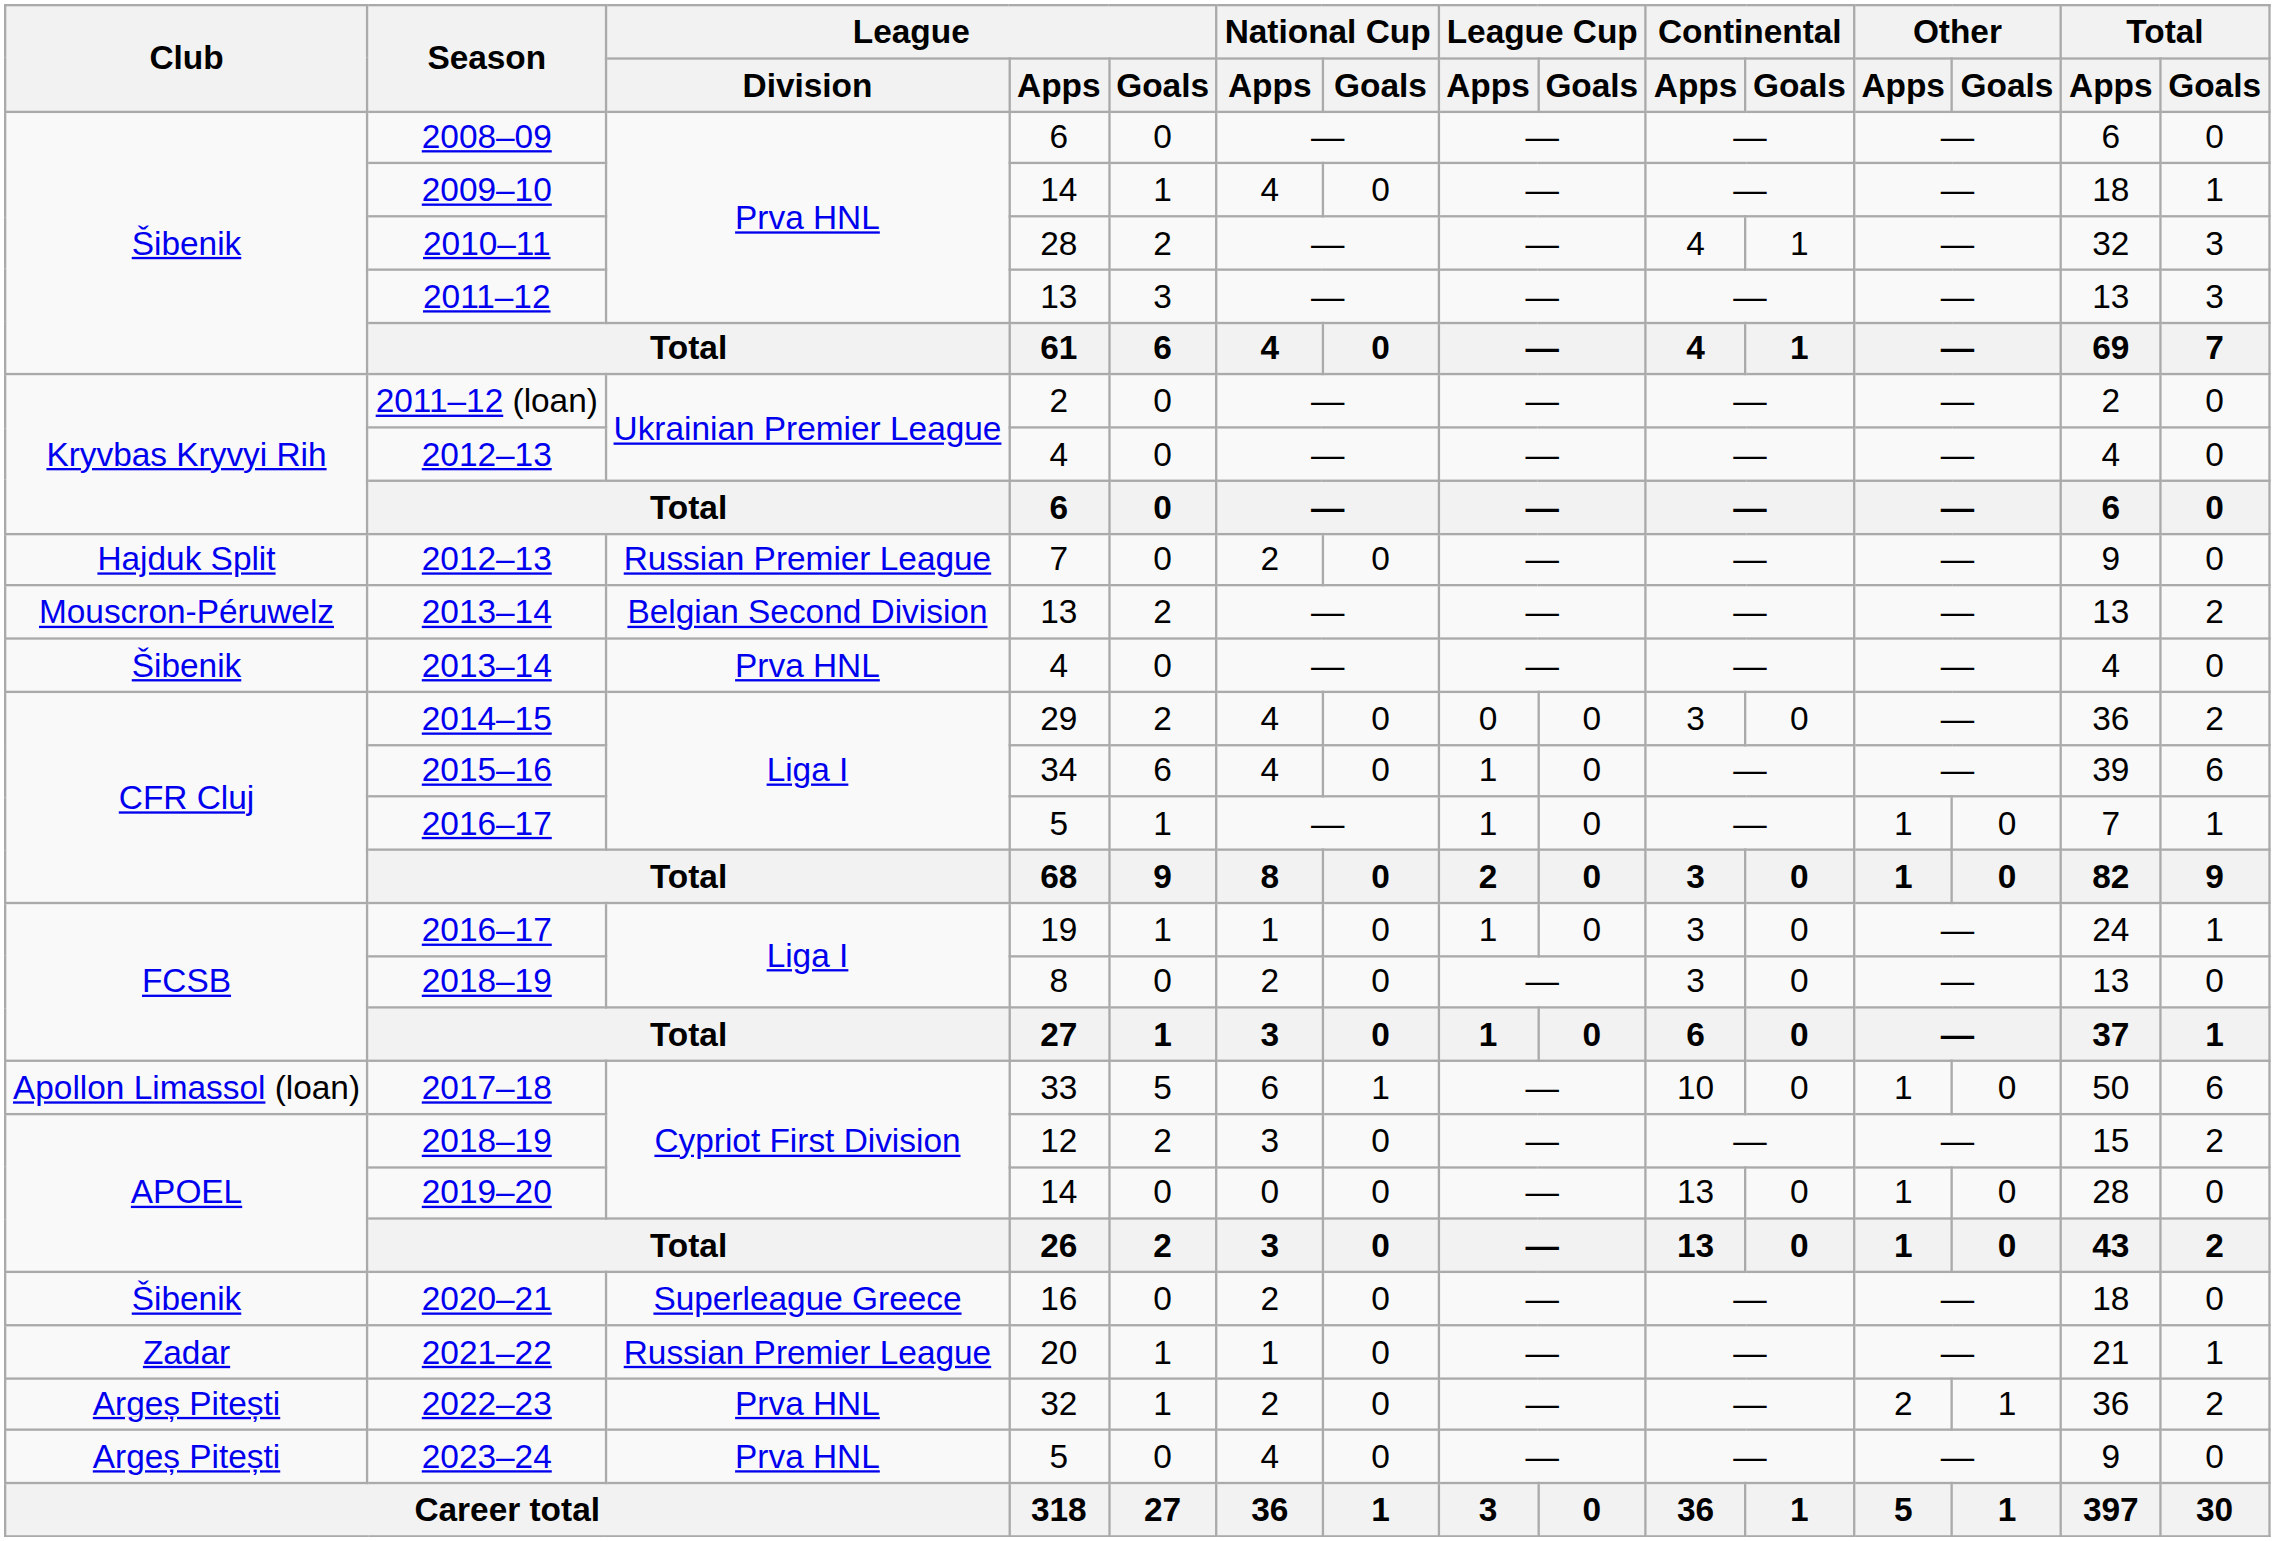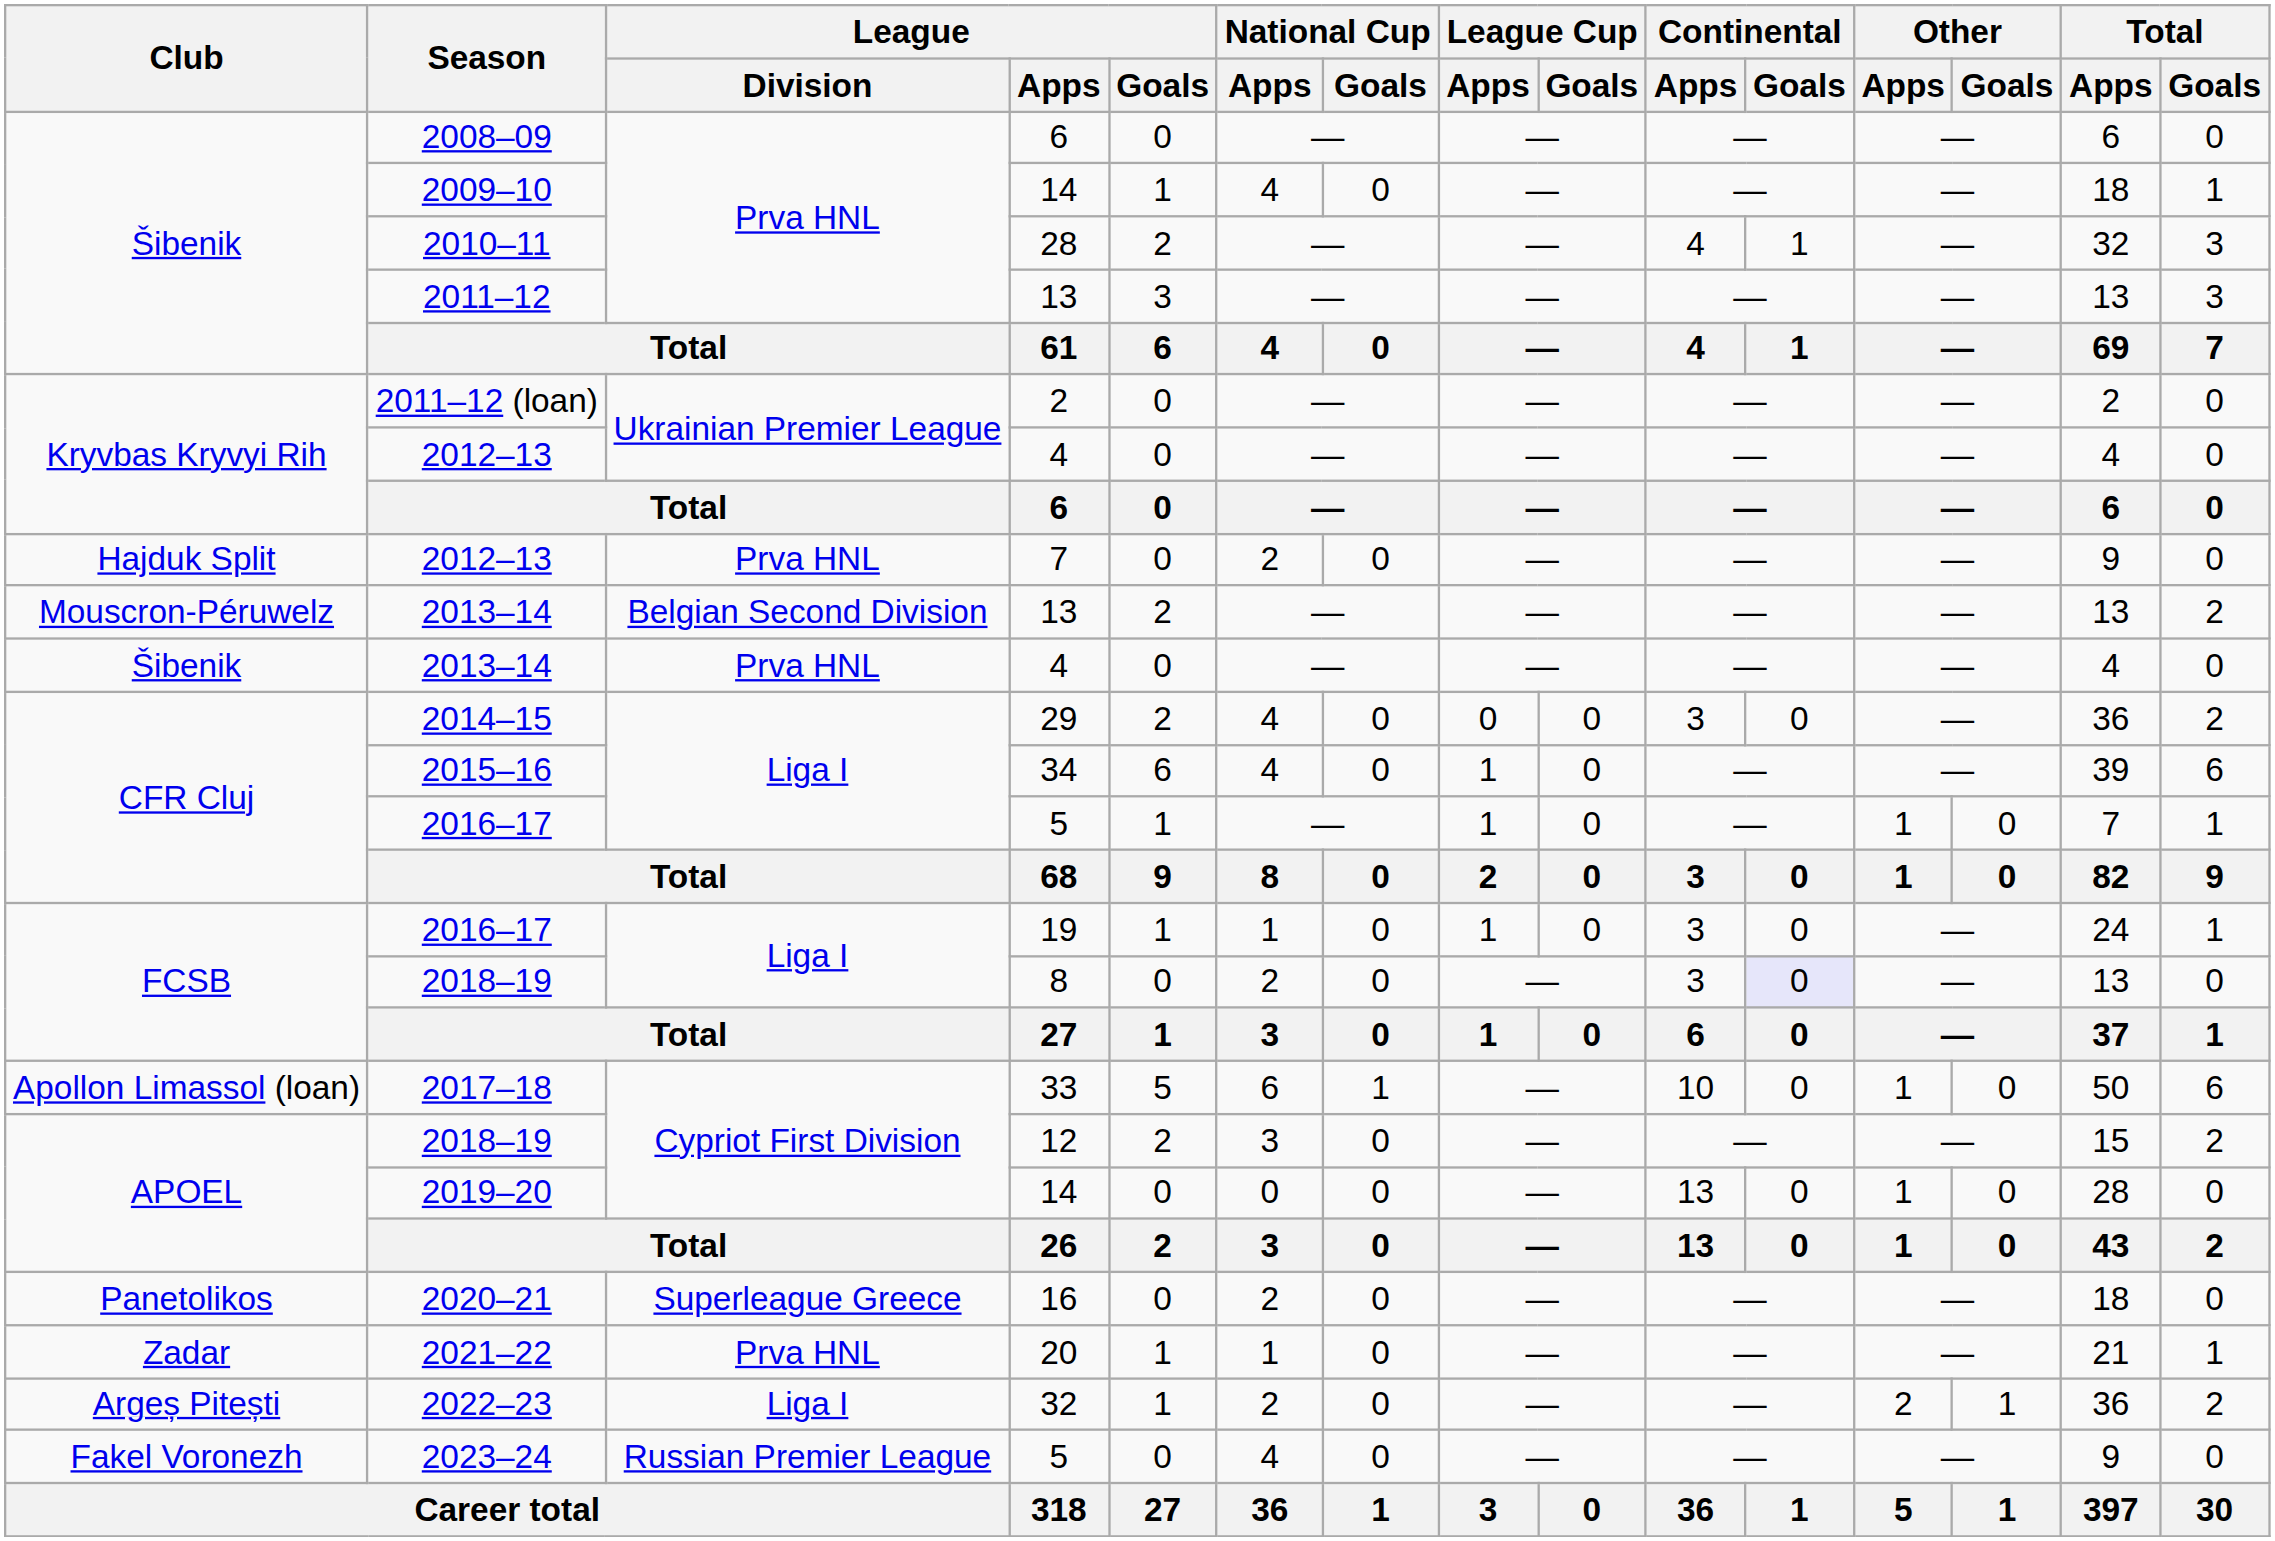(807, 560) Russian Premier League -> (807, 560) Prva HNL
(1799, 982) no background -> (1799, 982) lavender background
(187, 1299) Šibenik -> (187, 1299) Panetolikos
(807, 1351) Russian Premier League -> (807, 1351) Prva HNL
(807, 1404) Prva HNL -> (807, 1404) Liga I
(187, 1457) Argeș Pitești -> (187, 1457) Fakel Voronezh
(807, 1457) Prva HNL -> (807, 1457) Russian Premier League
